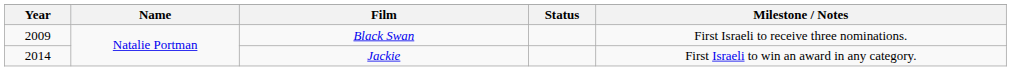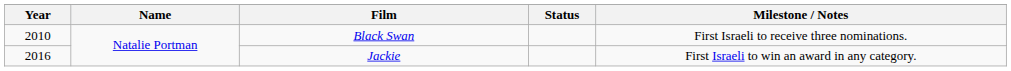(38, 35) 2009 -> (38, 35) 2010
(38, 55) 2014 -> (38, 55) 2016
